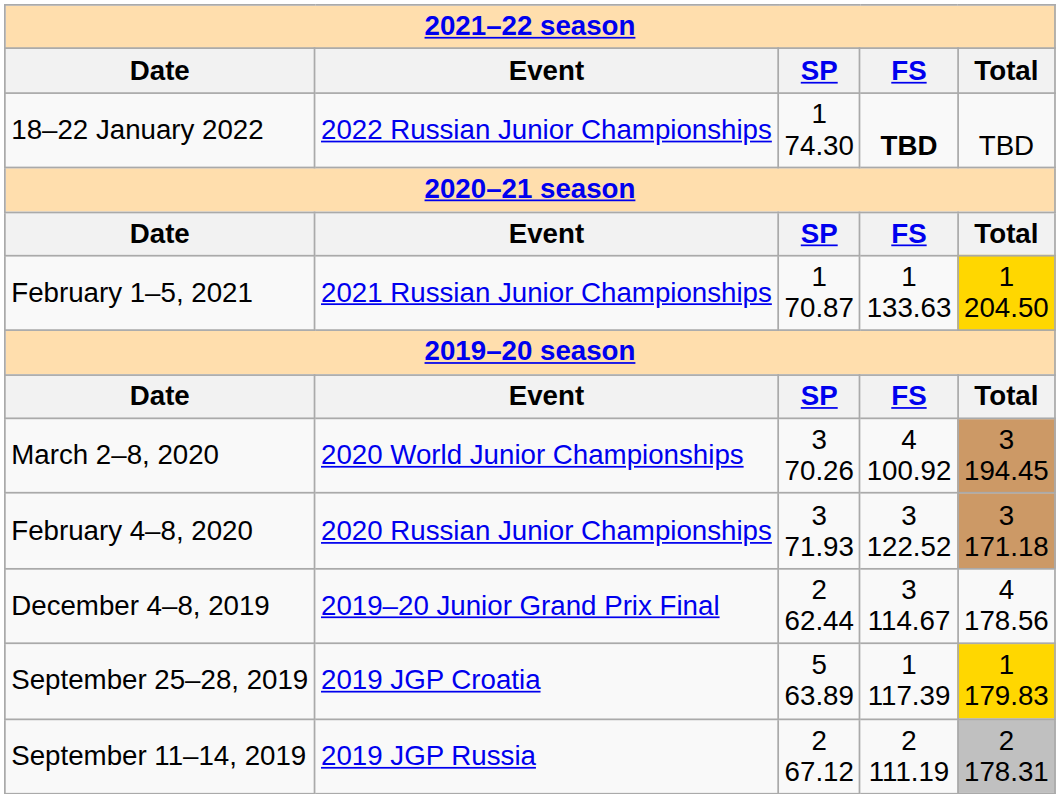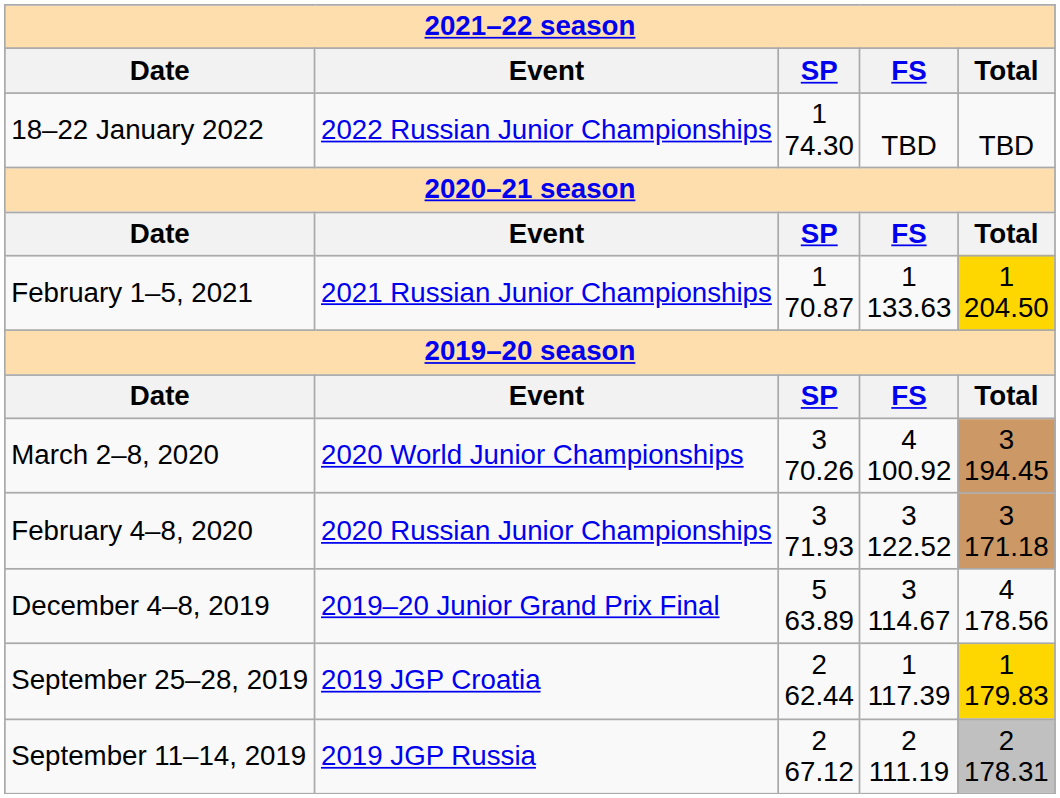(909, 145) bold -> (909, 145) normal
(819, 605) 2 62.44 -> (819, 605) 5 63.89
(819, 680) 5 63.89 -> (819, 680) 2 62.44
